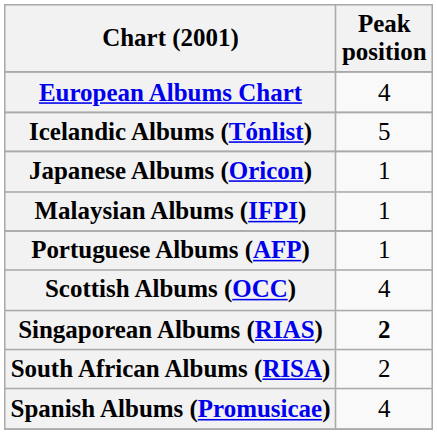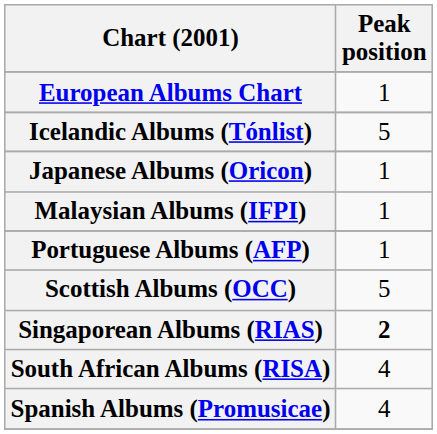(384, 91) 4 -> (384, 91) 1
(384, 289) 4 -> (384, 289) 5
(384, 369) 2 -> (384, 369) 4
